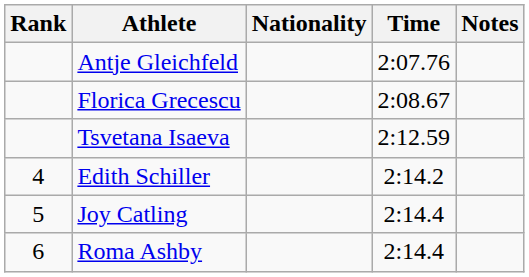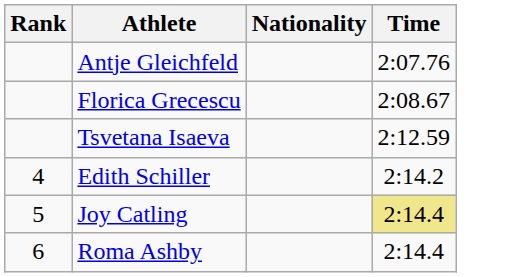- column: (490, 23)
(414, 213) no background -> (414, 213) khaki background
